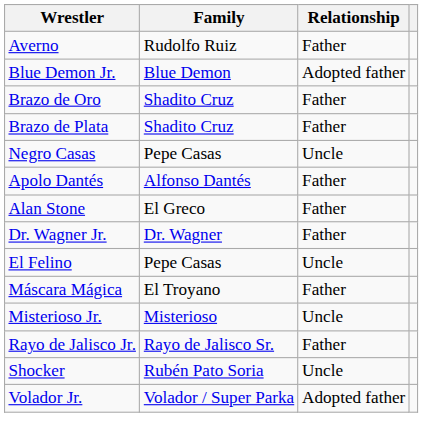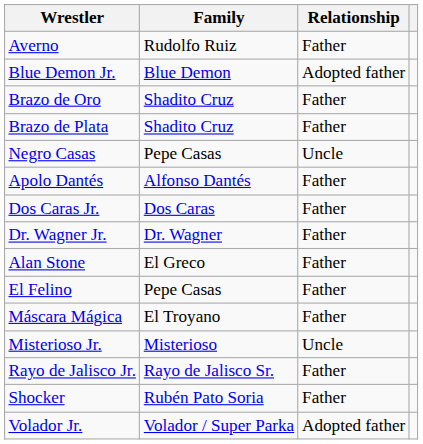+ row: (54, 208)
rows swapped: (47, 208) <-> (58, 235)
(323, 262) Uncle -> (324, 289) Father
(323, 371) Uncle -> (324, 398) Father
